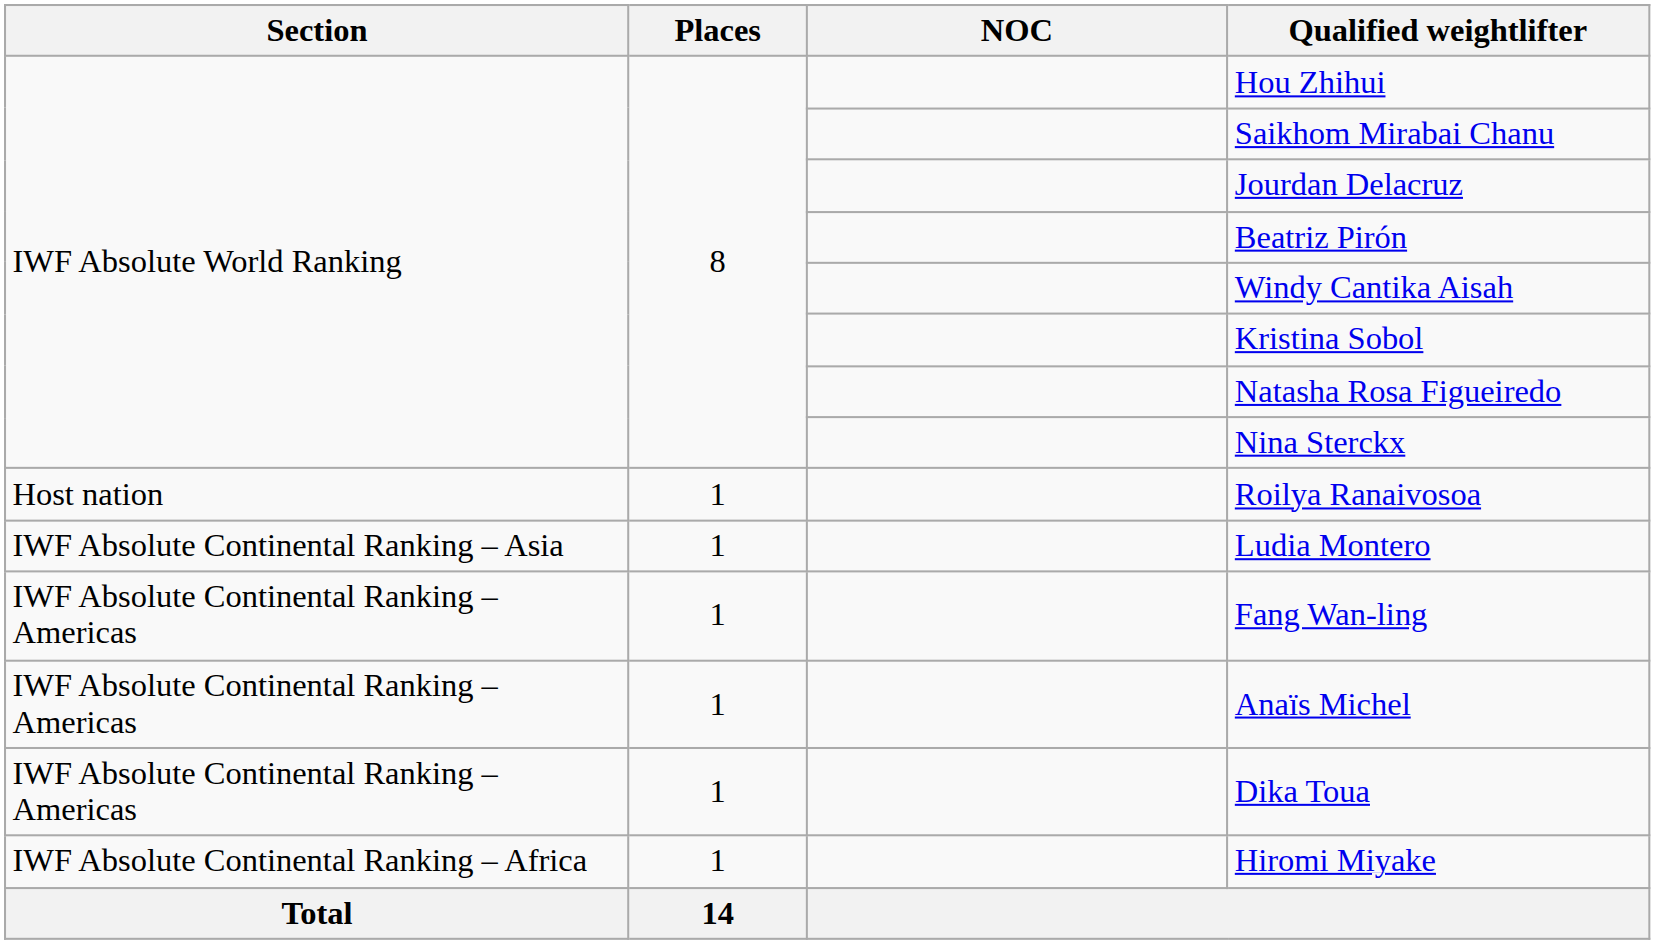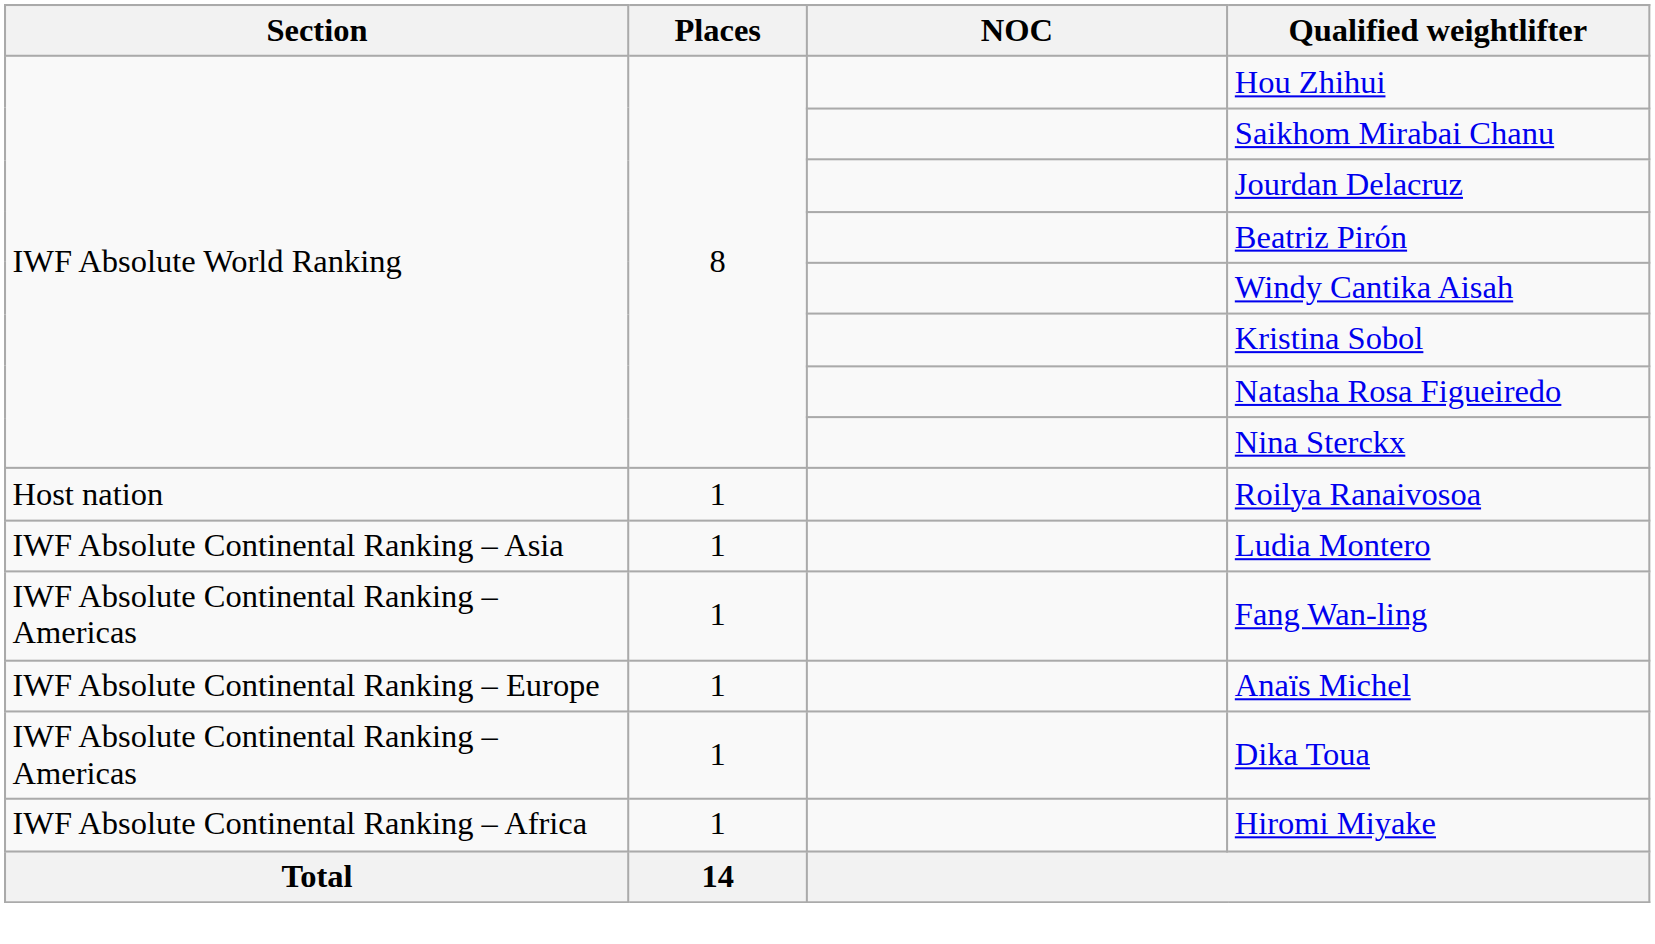(255, 703) IWF Absolute Continental Ranking – Americas -> (306, 684) IWF Absolute Continental Ranking – Europe
